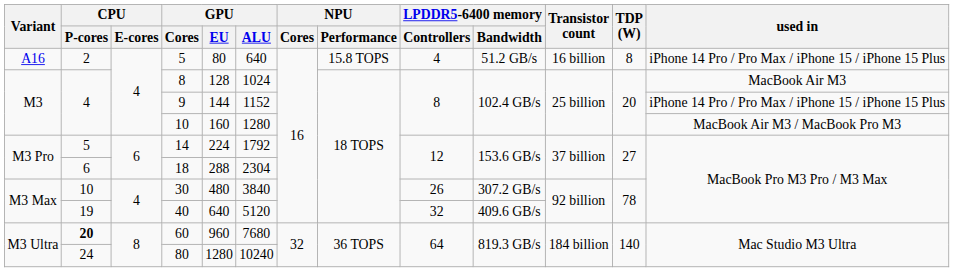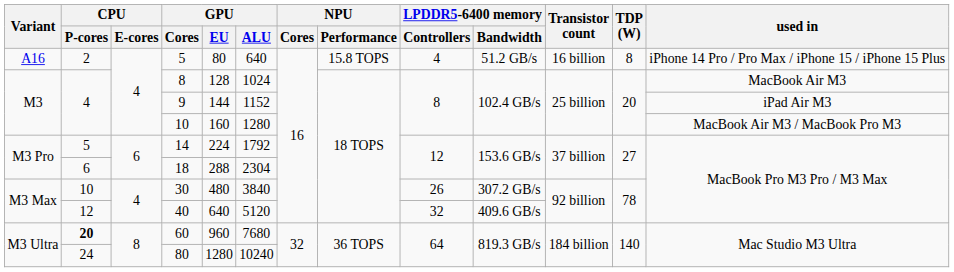(797, 102) iPhone 14 Pro / Pro Max / iPhone 15 / iPhone 15 Plus -> (797, 102) iPad Air M3
(86, 211) 19 -> (86, 211) 12
